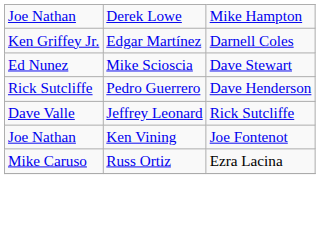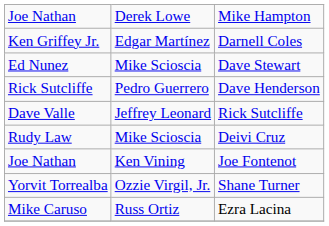+ row: (40, 137)
+ row: (58, 185)
